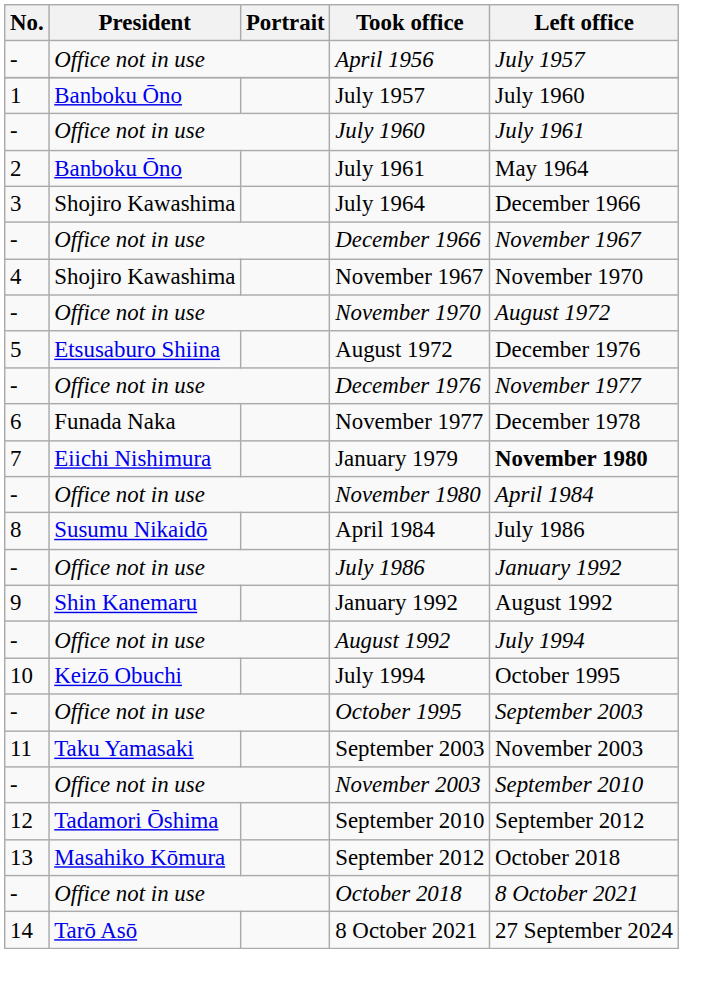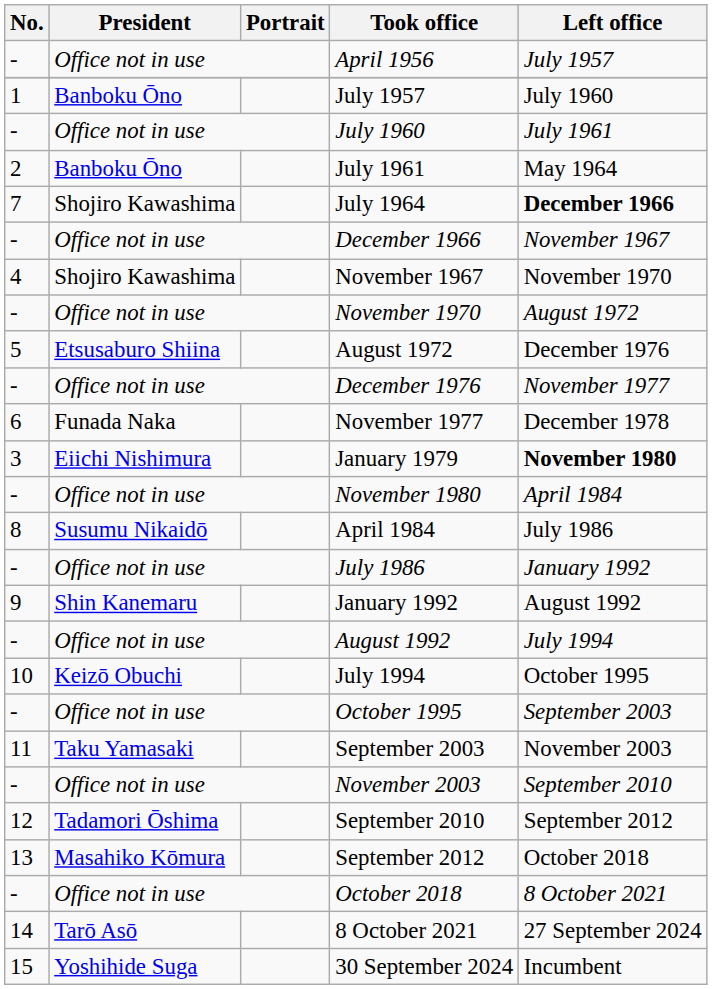(16, 204) 3 -> (16, 204) 7
(568, 204) normal -> (599, 204) bold
(16, 458) 7 -> (16, 458) 3
+ row: (424, 966)
